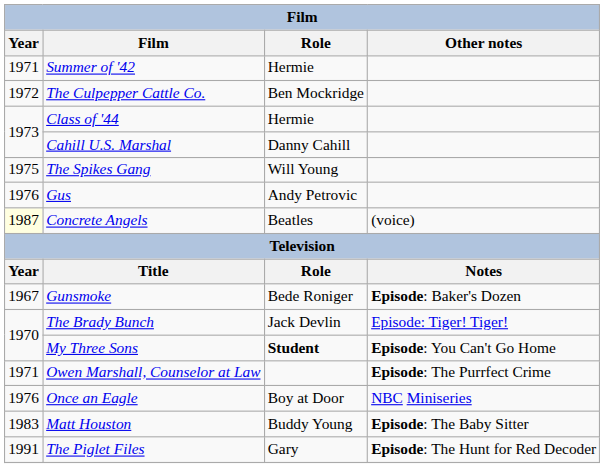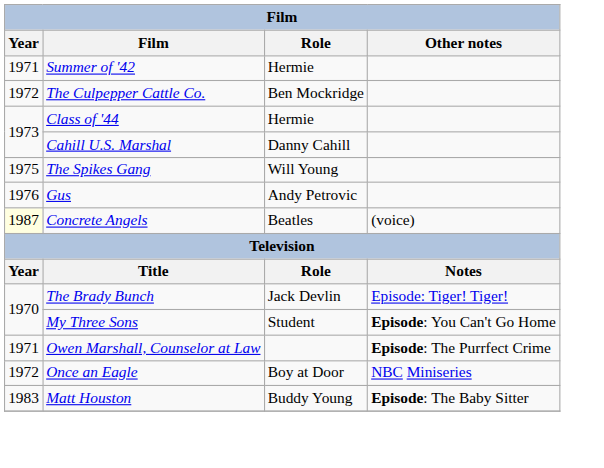- row: (79, 297)
(293, 347) bold -> (291, 322) normal
(24, 398) 1976 -> (24, 373) 1972
- row: (95, 449)
